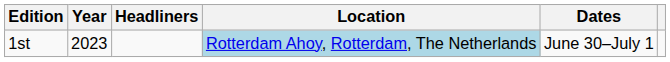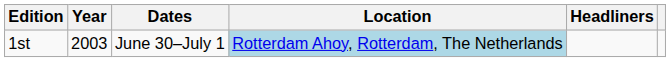columns swapped: (599, 17) <-> (157, 17)
(89, 43) 2023 -> (89, 43) 2003
